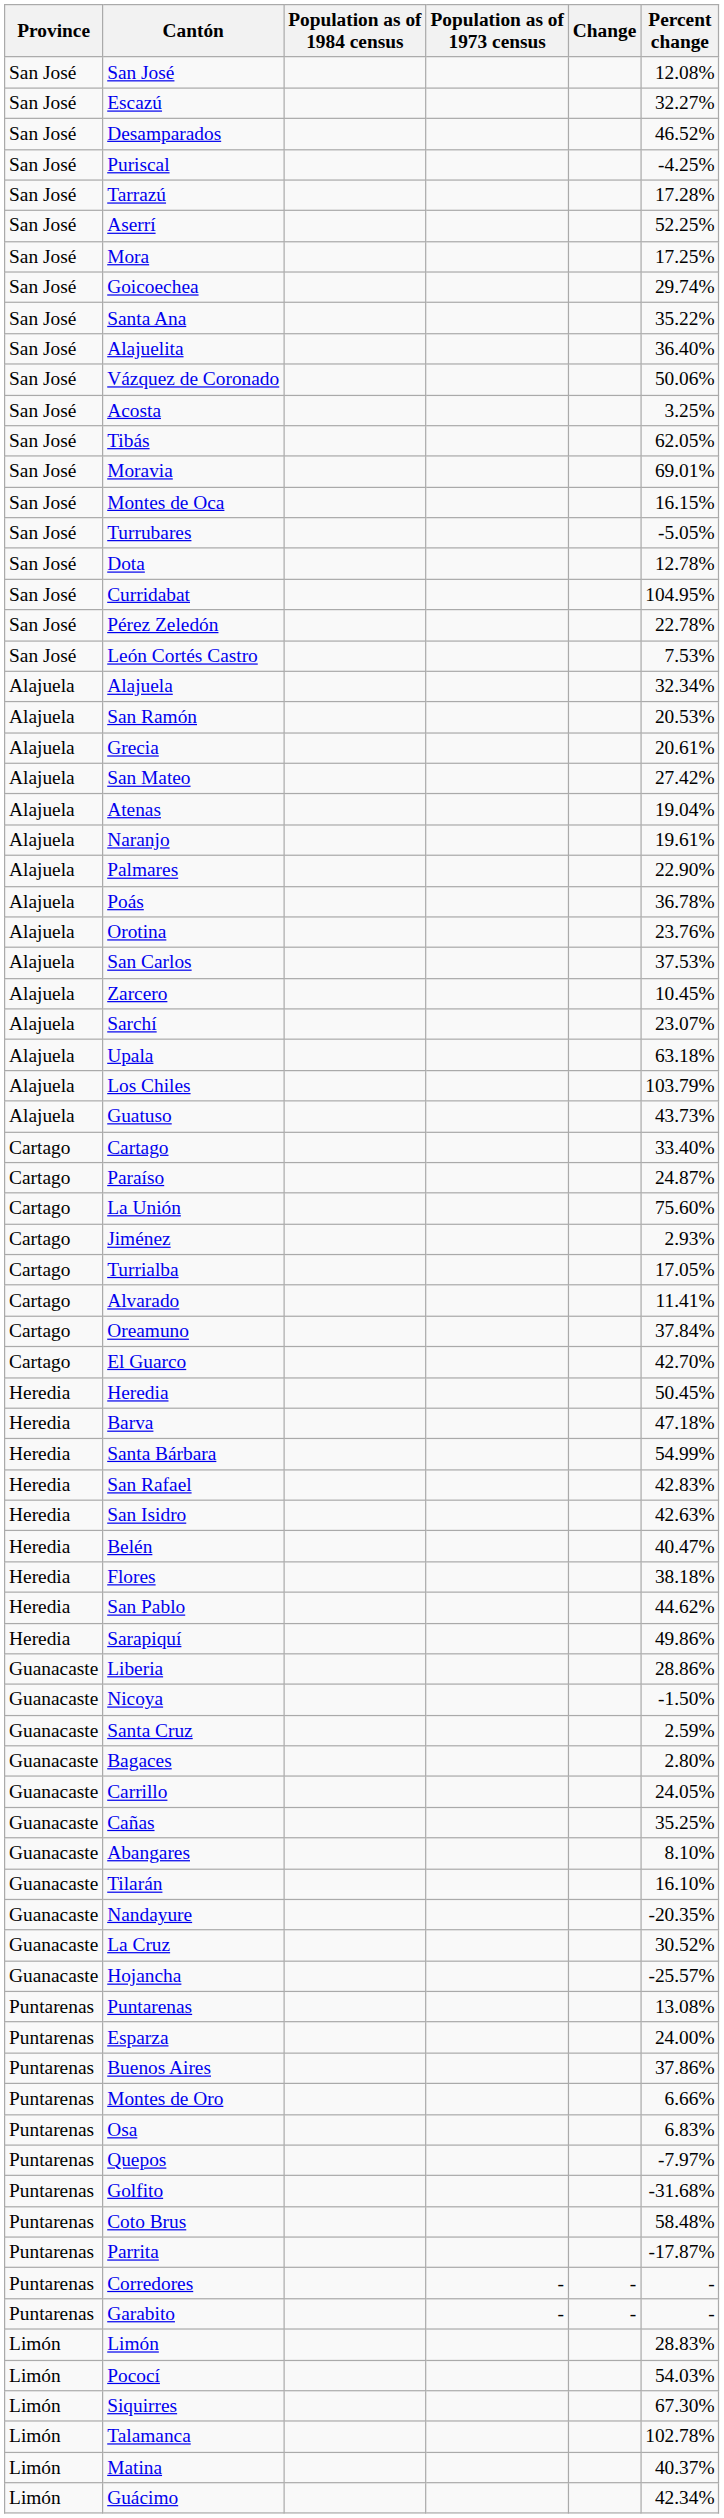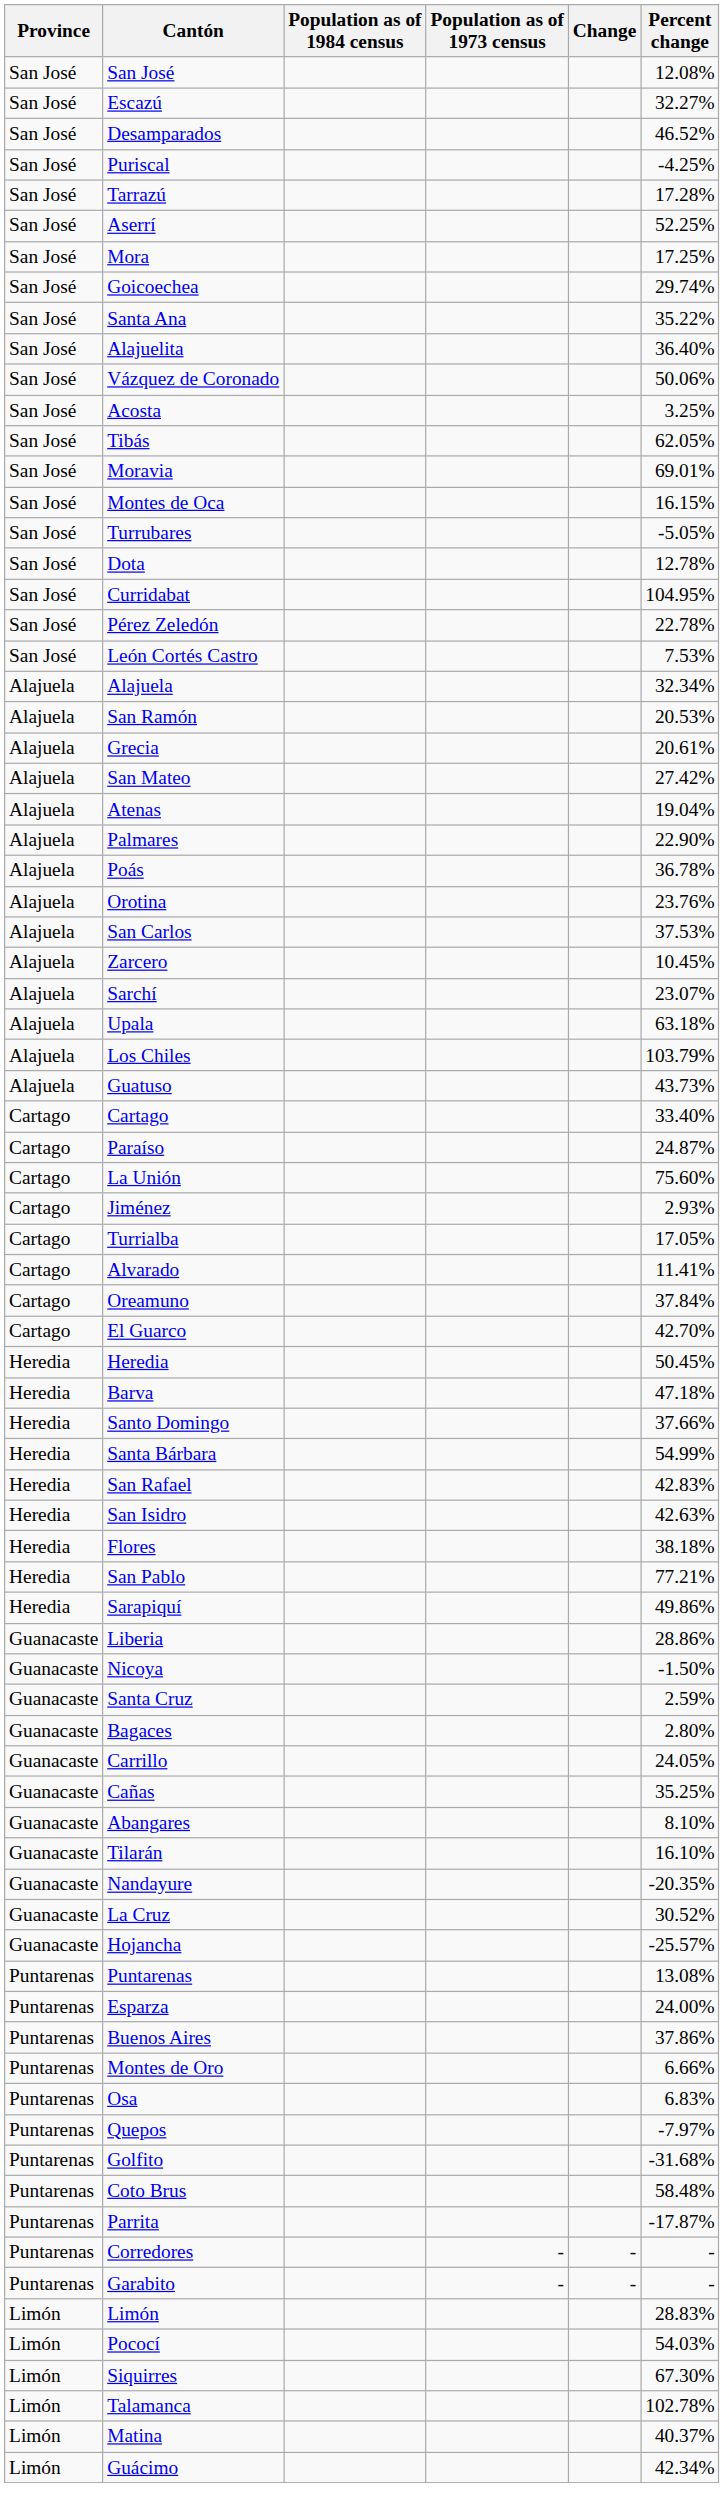- row: (138, 839)
+ row: (168, 1423)
- row: (130, 1546)
(685, 1607) 44.62% -> (685, 1576) 77.21%
